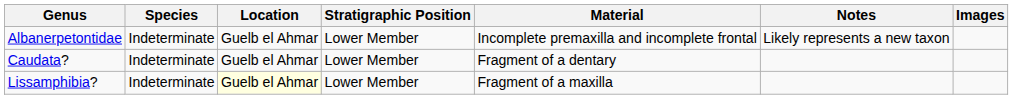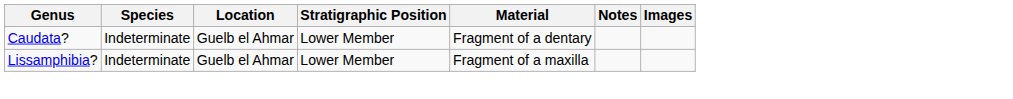- row: (65, 37)
(270, 82) lightyellow background -> (245, 60) no background
